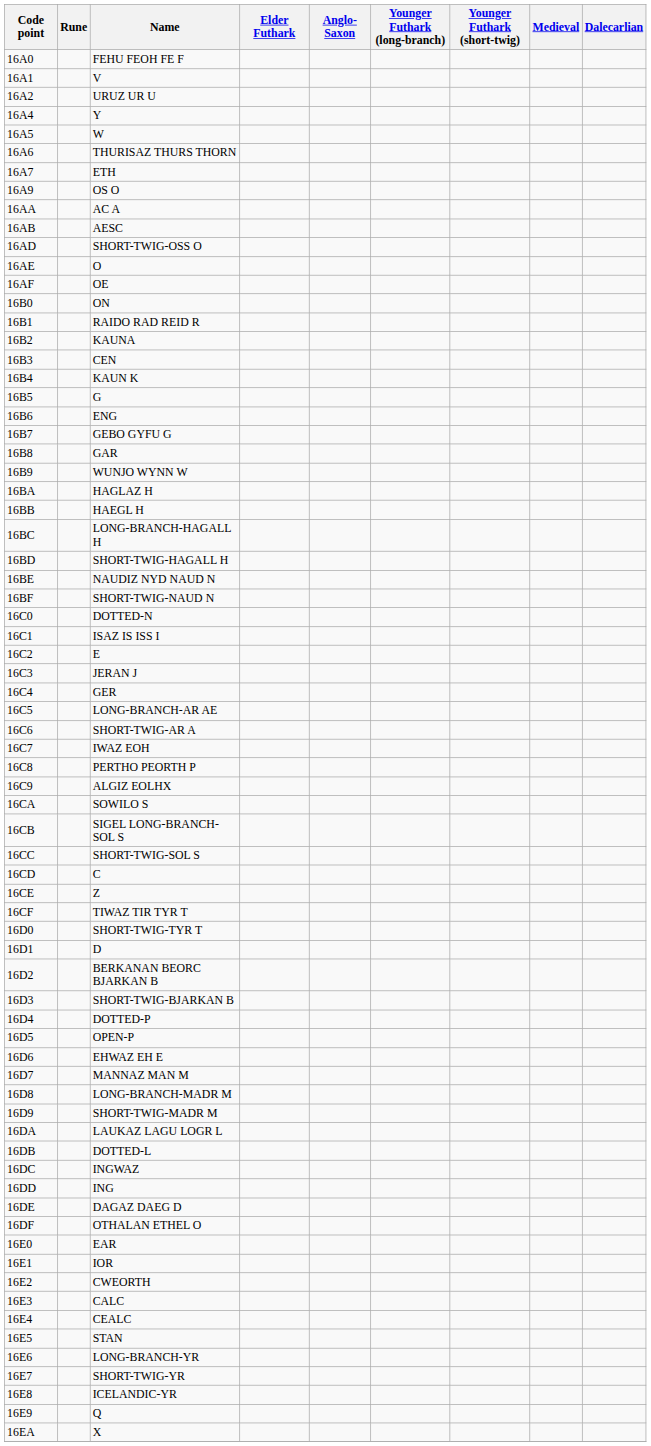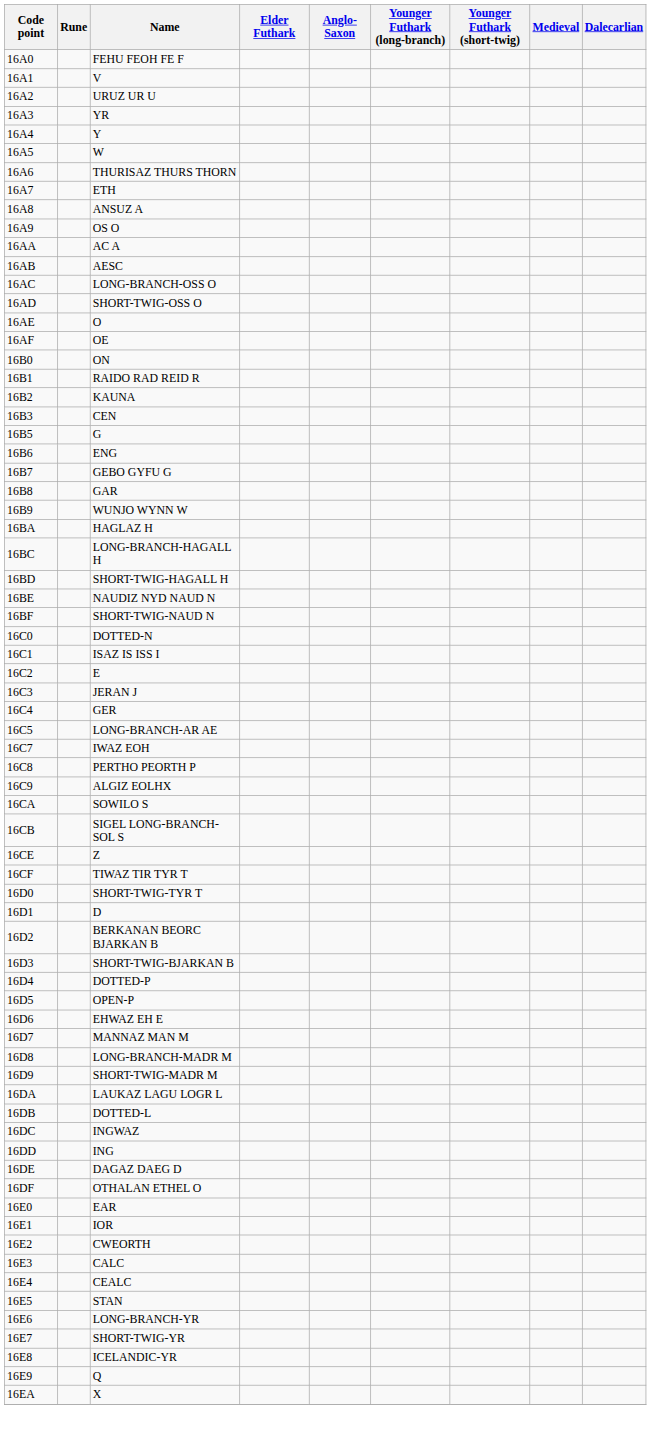+ row: (101, 115)
+ row: (118, 209)
+ row: (154, 284)
- row: (116, 378)
- row: (118, 509)
- row: (144, 729)
- row: (146, 855)
- row: (97, 874)
